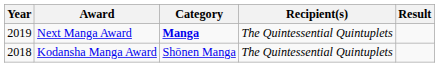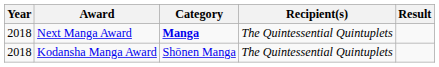(19, 33) 2019 -> (19, 33) 2018
